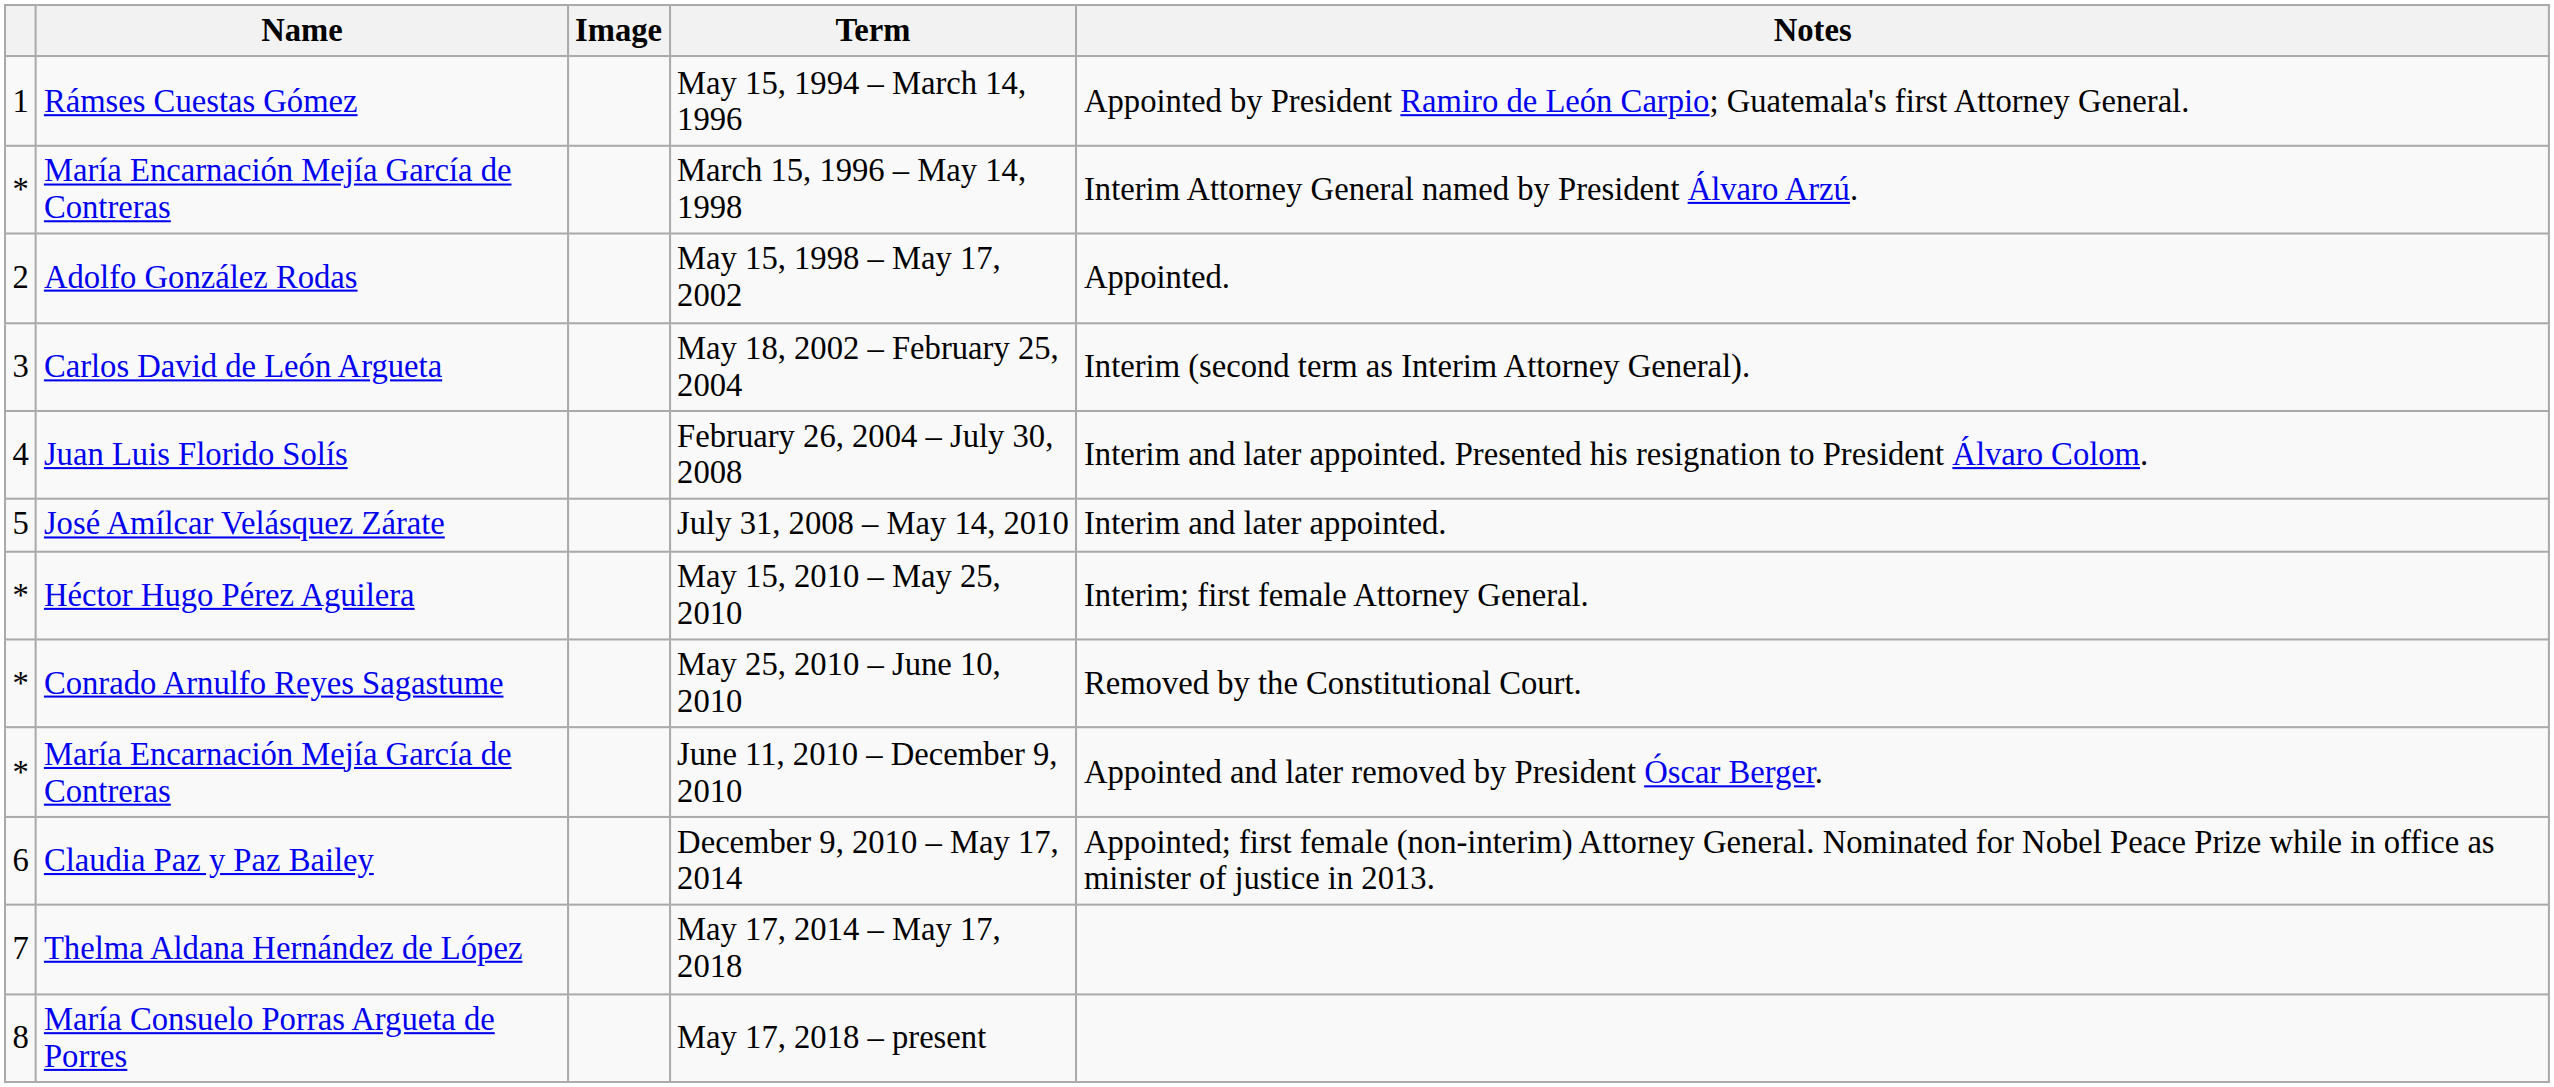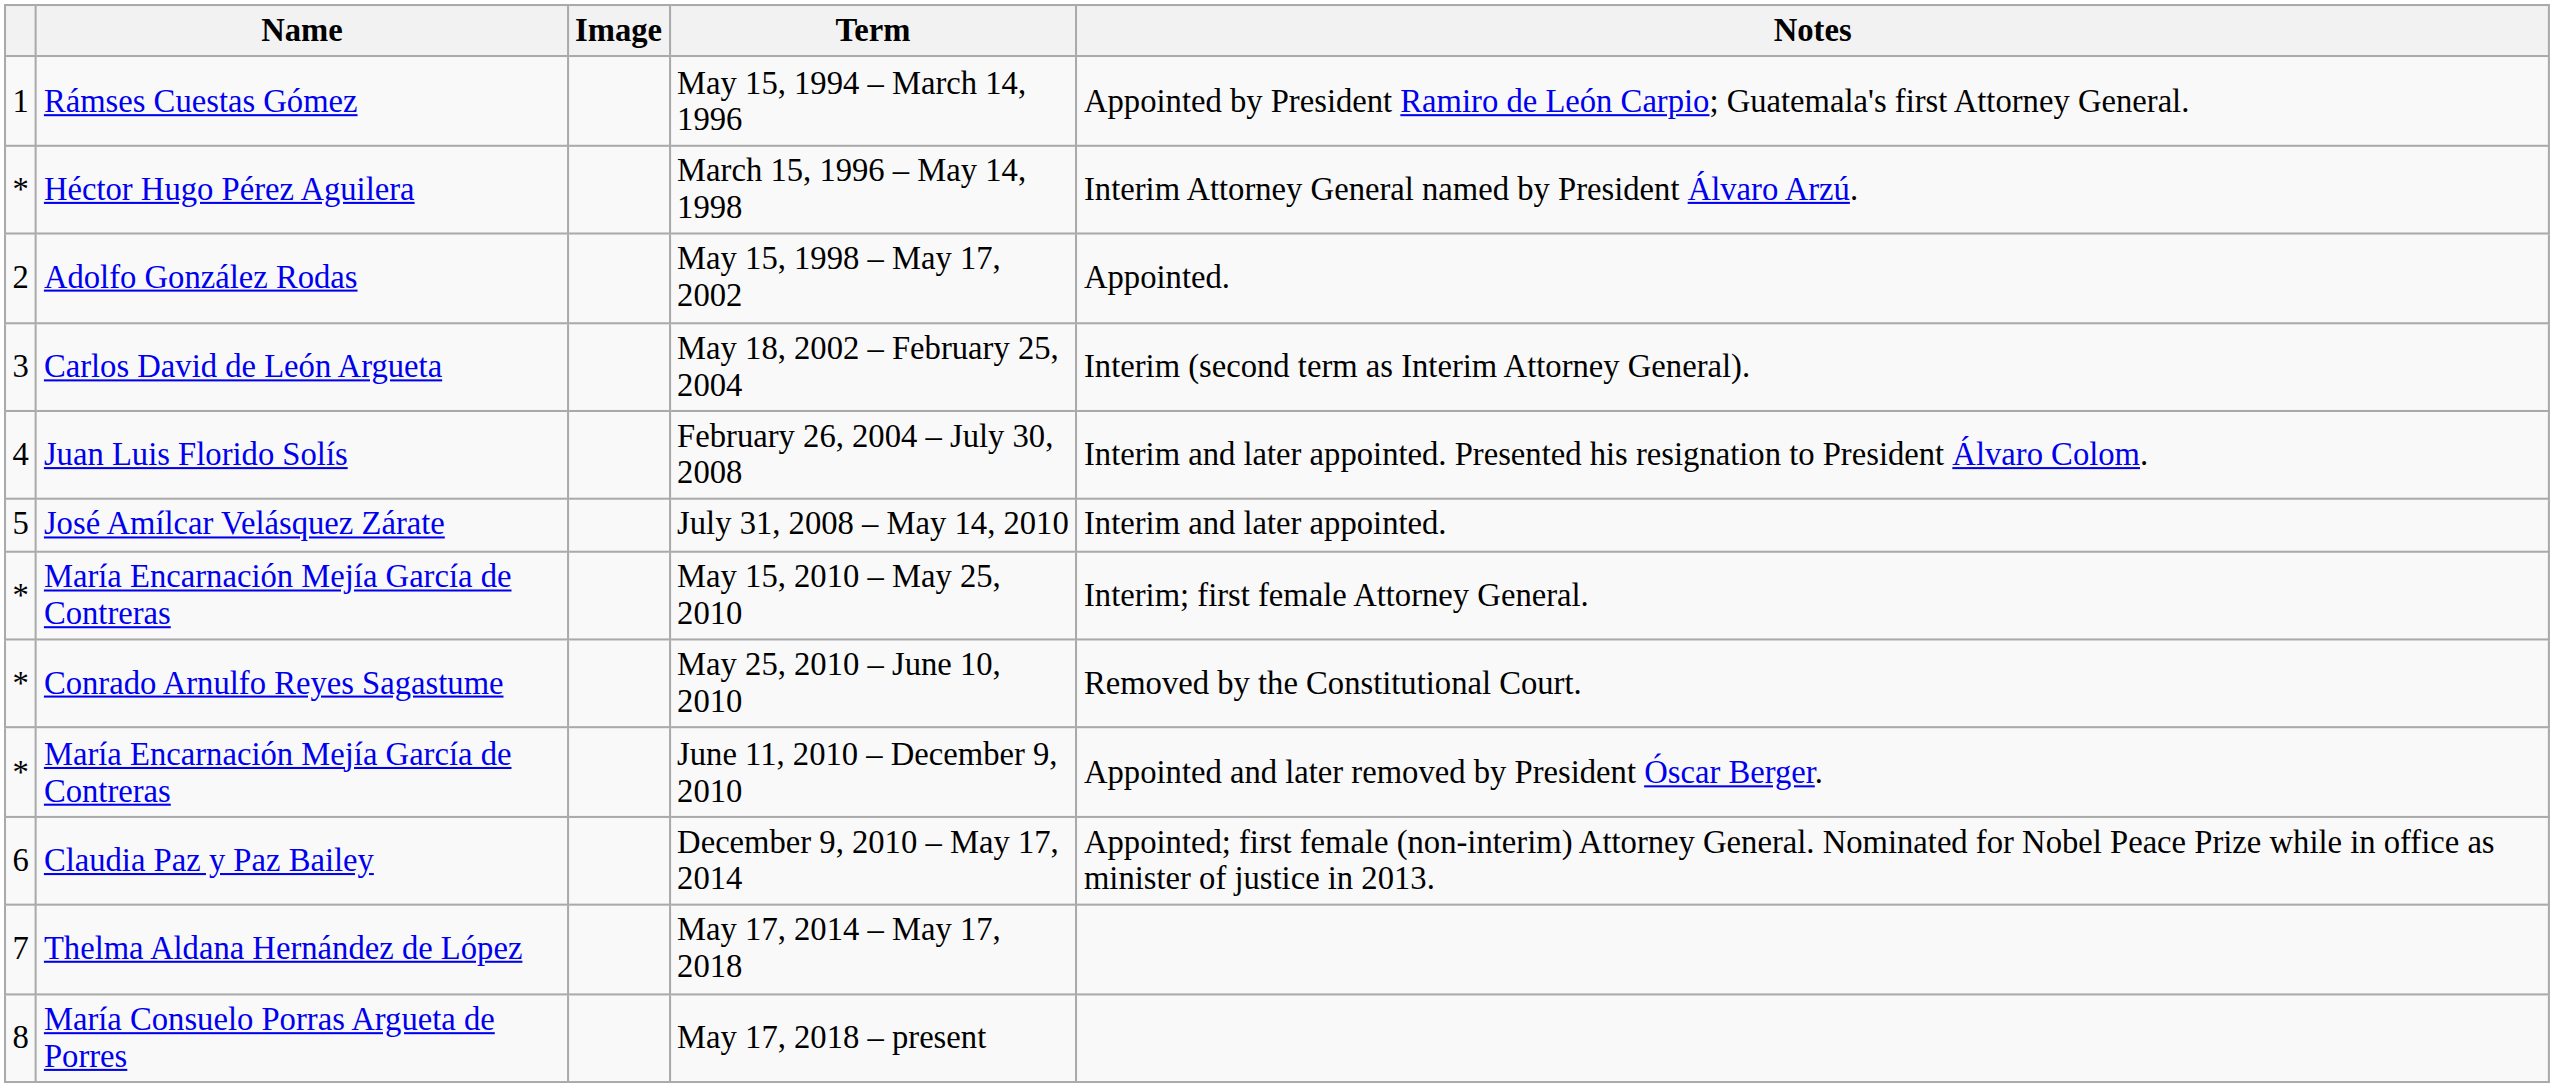(278, 188) María Encarnación Mejía García de Contreras -> (229, 188) Héctor Hugo Pérez Aguilera
(229, 594) Héctor Hugo Pérez Aguilera -> (278, 594) María Encarnación Mejía García de Contreras
